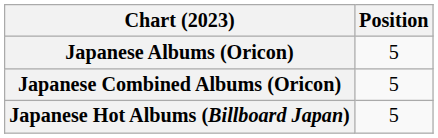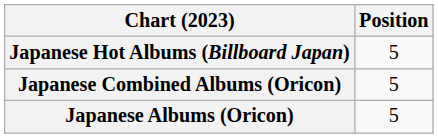rows swapped: (180, 52) <-> (180, 116)
